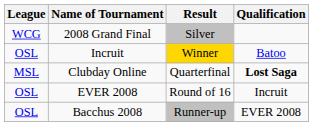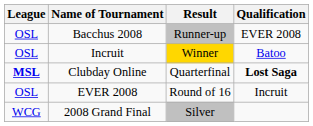rows swapped: (107, 33) <-> (107, 111)
(26, 72) normal -> (26, 72) bold
